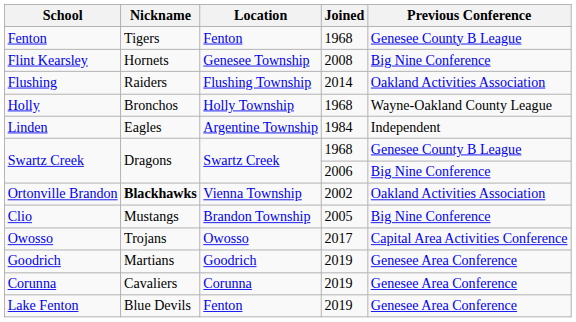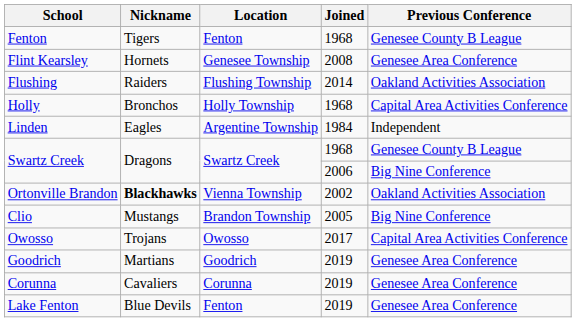(431, 60) Big Nine Conference -> (444, 60) Genesee Area Conference
(461, 104) Wayne-Oakland County League -> (469, 104) Capital Area Activities Conference
